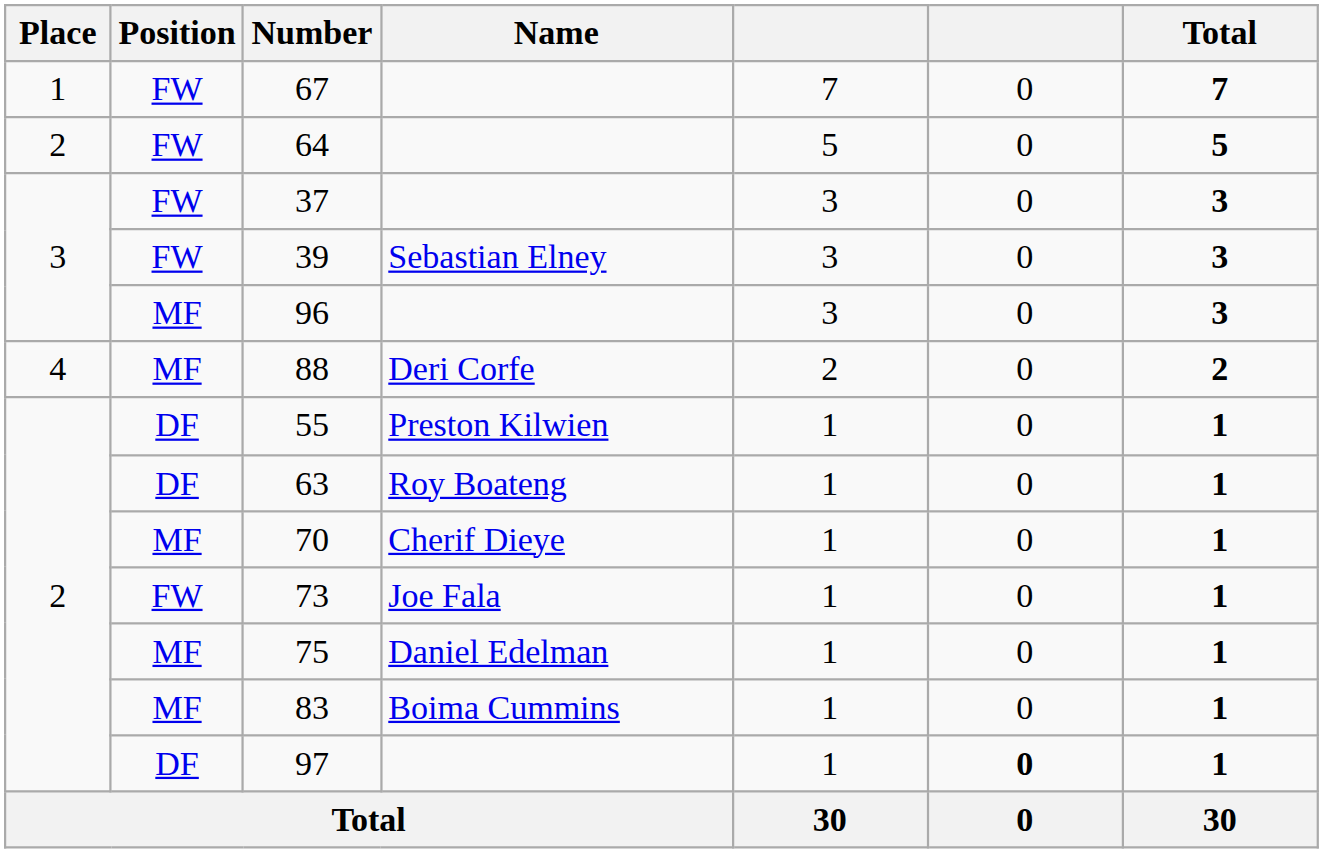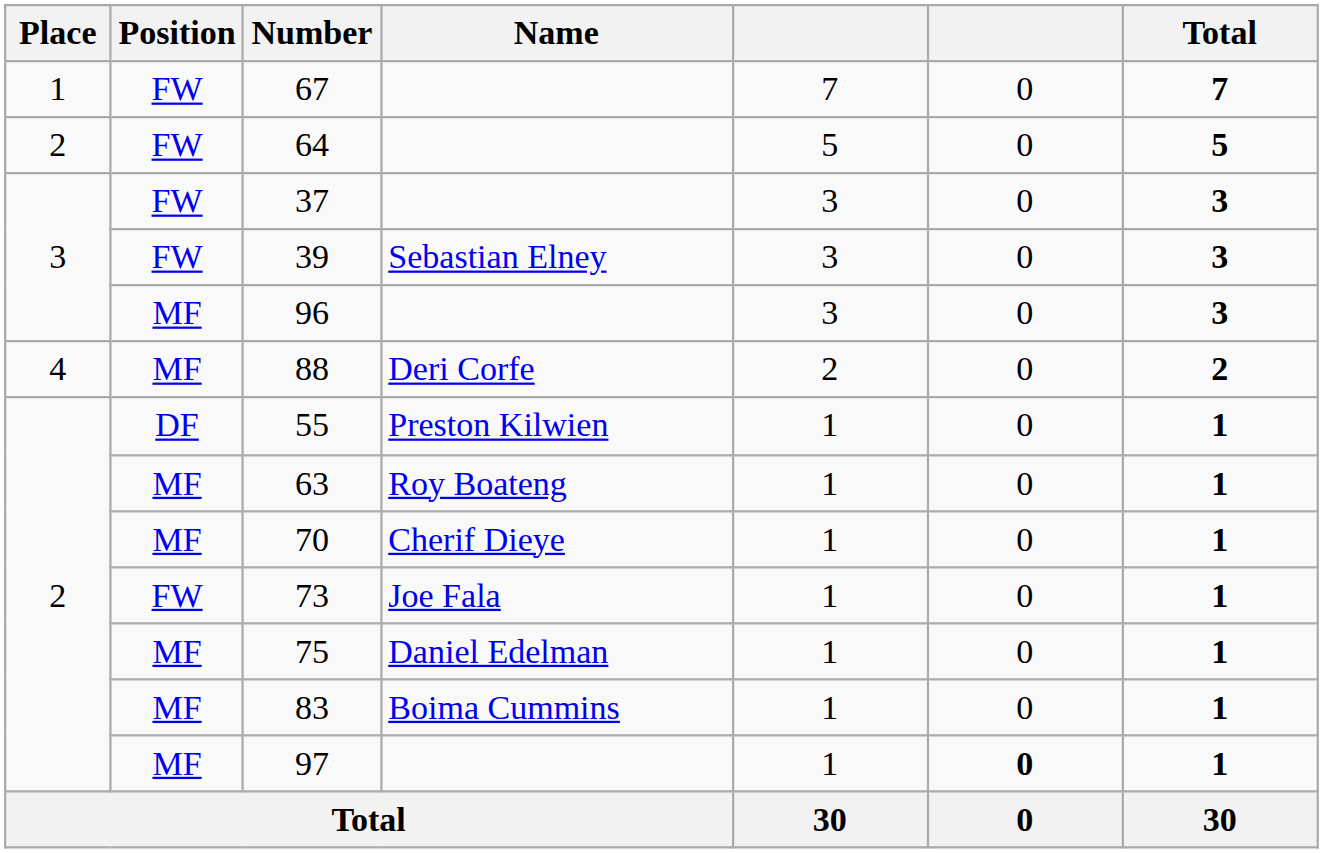(177, 481) DF -> (177, 481) MF
(177, 762) DF -> (177, 762) MF
